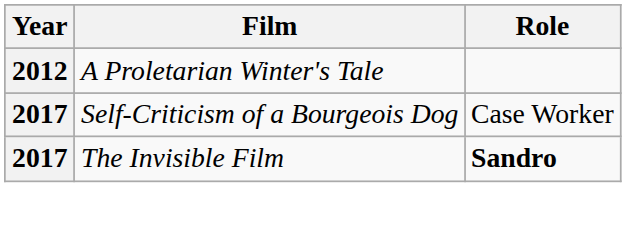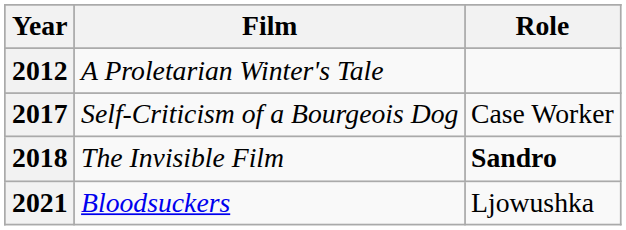(40, 158) 2017 -> (40, 158) 2018
+ row: (156, 202)
